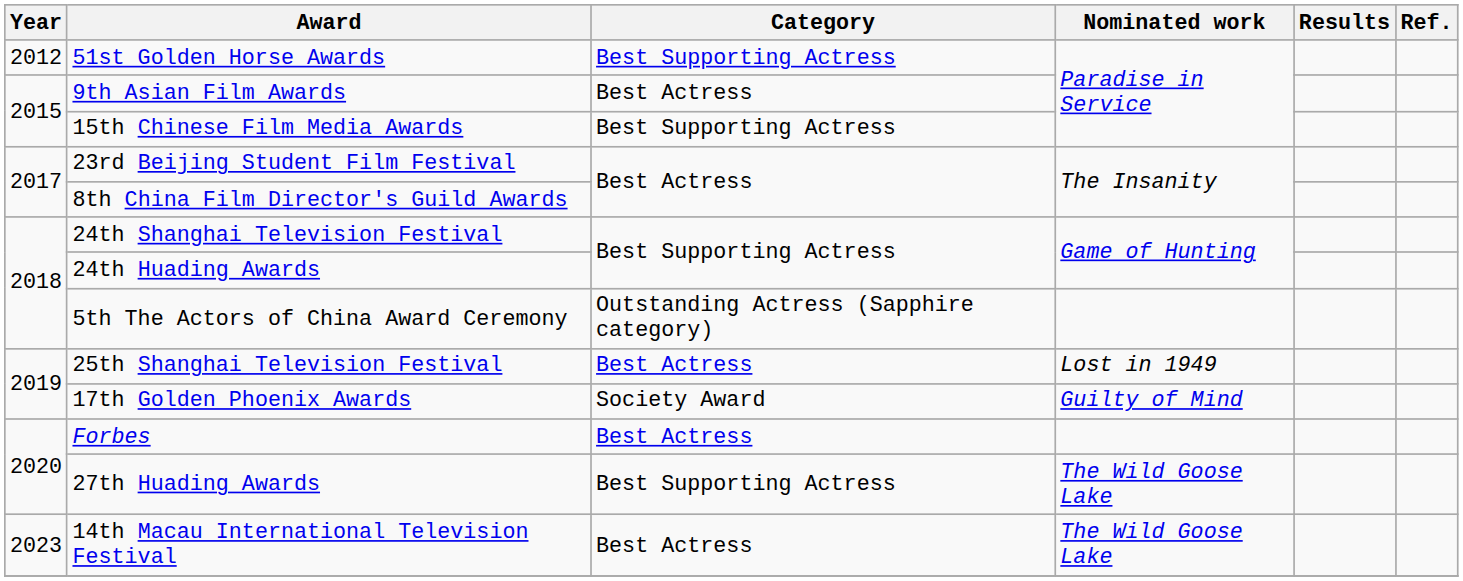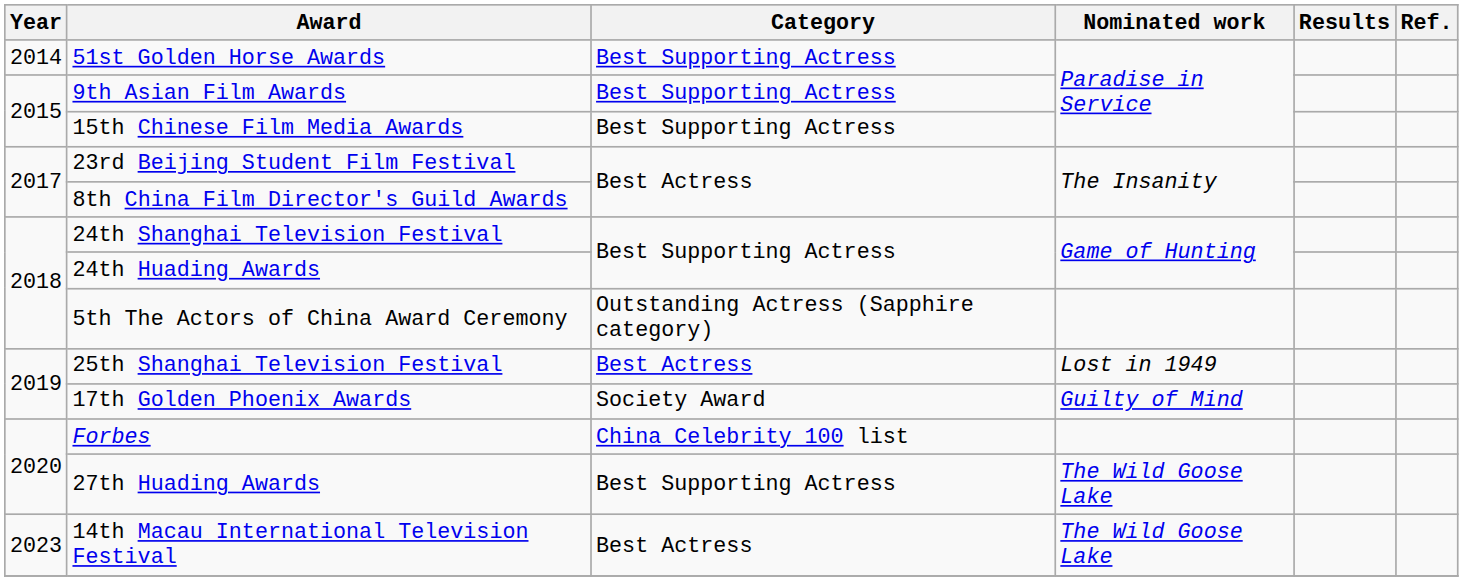(36, 58) 2012 -> (36, 58) 2014
(674, 93) Best Actress -> (746, 93) Best Supporting Actress
(674, 437) Best Actress -> (752, 437) China Celebrity 100 list
